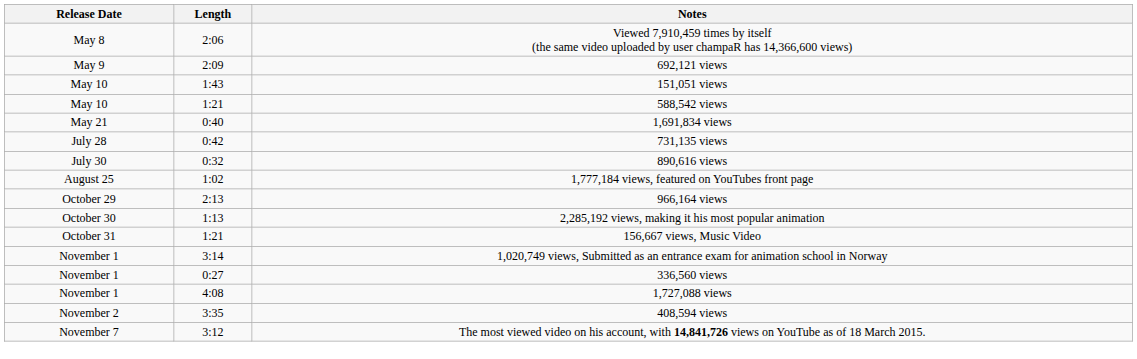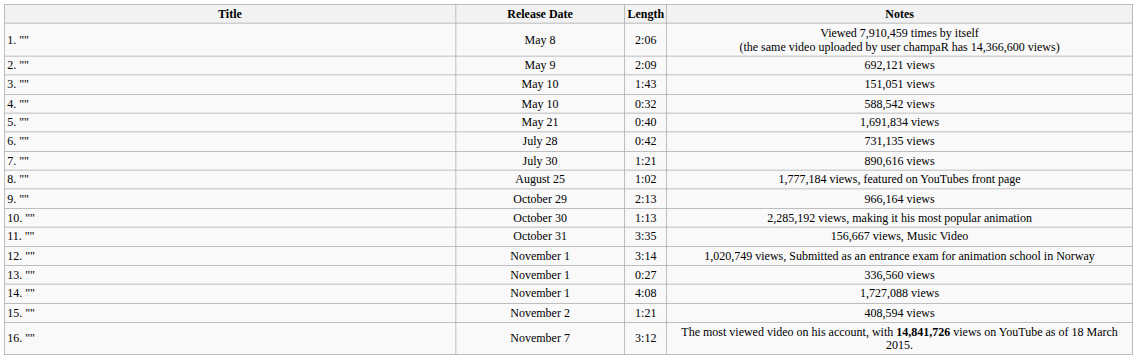+ column: (230, 14)
(213, 103) 1:21 -> (646, 103) 0:32
(213, 160) 0:32 -> (646, 160) 1:21
(213, 236) 1:21 -> (646, 236) 3:35
(213, 312) 3:35 -> (646, 312) 1:21
